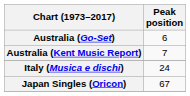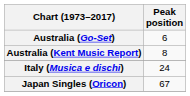(165, 53) 7 -> (165, 53) 8
